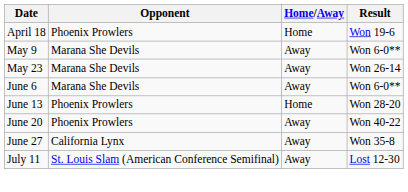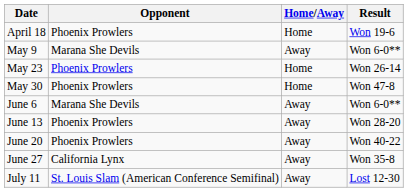(95, 68) Marana She Devils -> (92, 68) Phoenix Prowlers
(297, 68) Away -> (298, 68) Home
+ row: (25, 86)
(298, 104) Home -> (297, 123) Away
